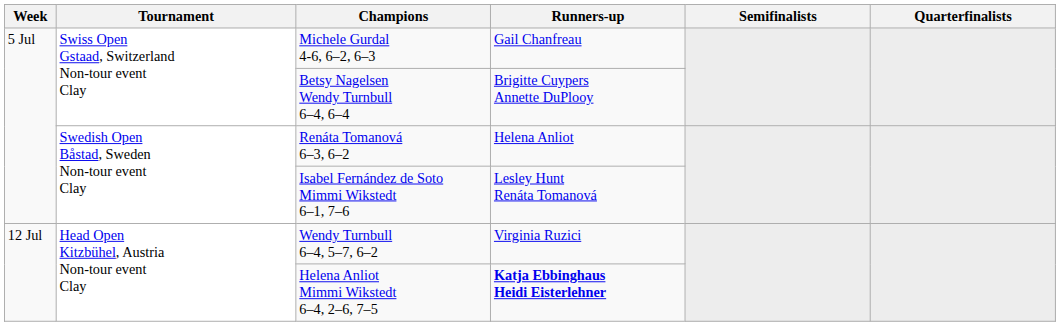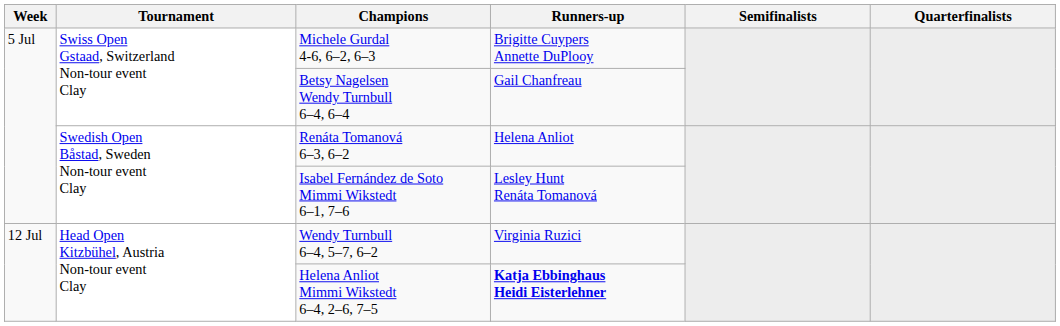(538, 40) Gail Chanfreau -> (544, 48) Brigitte Cuypers Annette DuPlooy
(544, 88) Brigitte Cuypers Annette DuPlooy -> (538, 80) Gail Chanfreau
